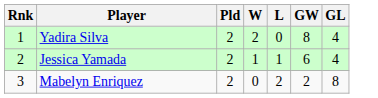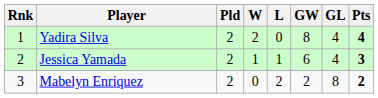+ column: (361, 15)
